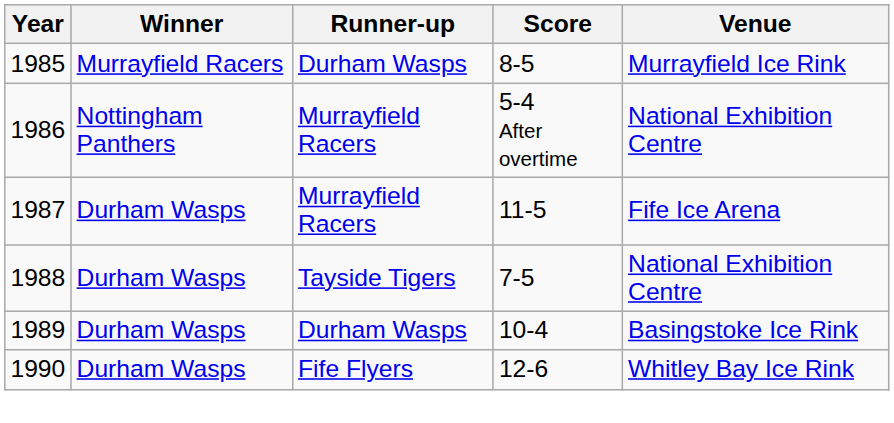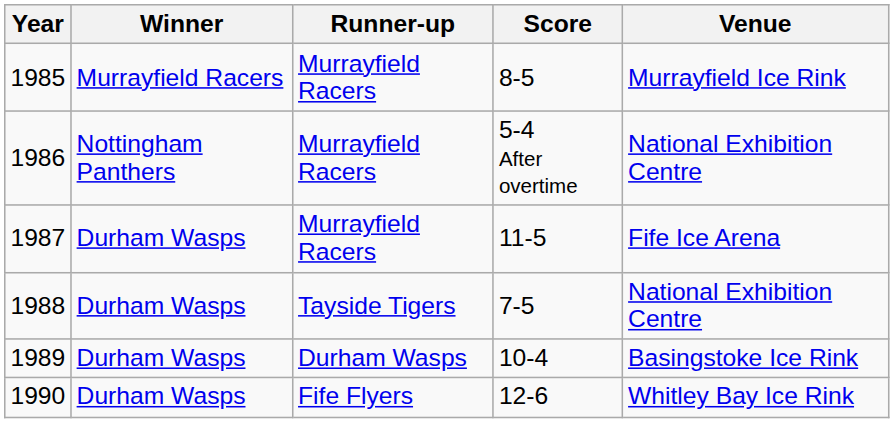(382, 63) Durham Wasps -> (359, 76) Murrayfield Racers
